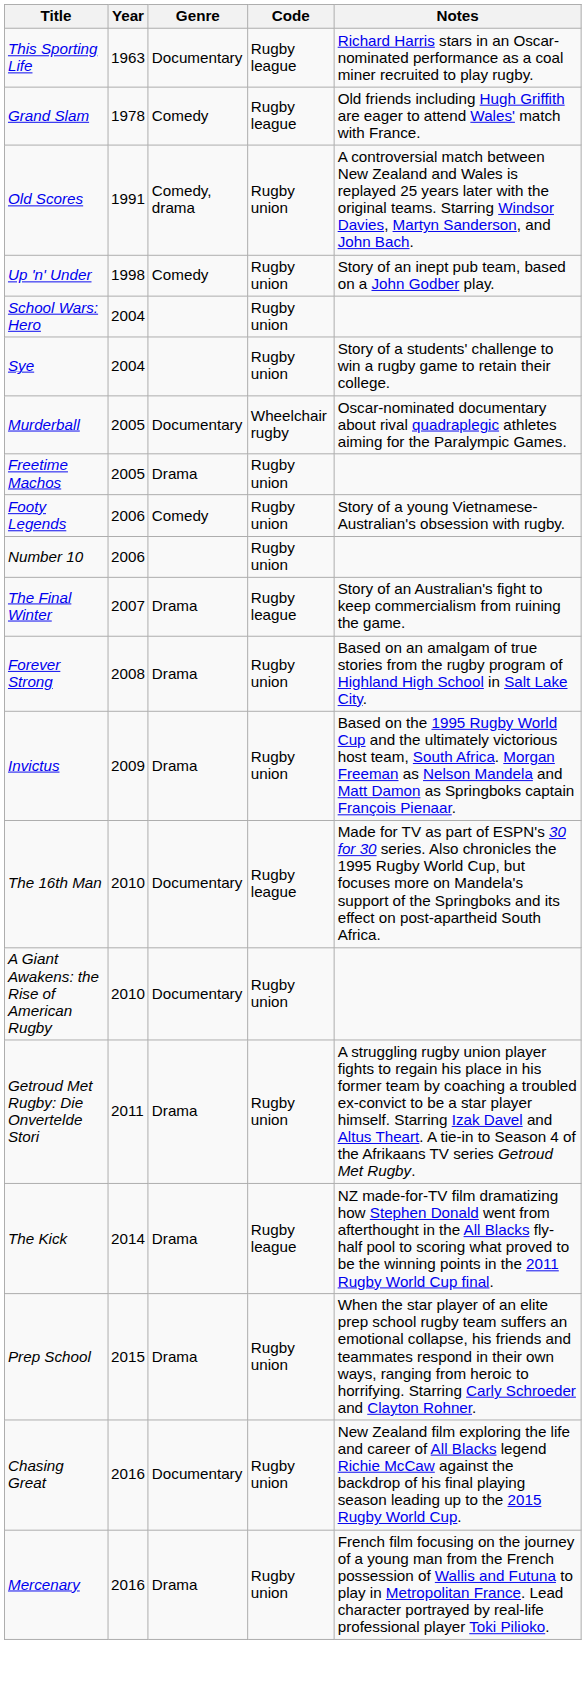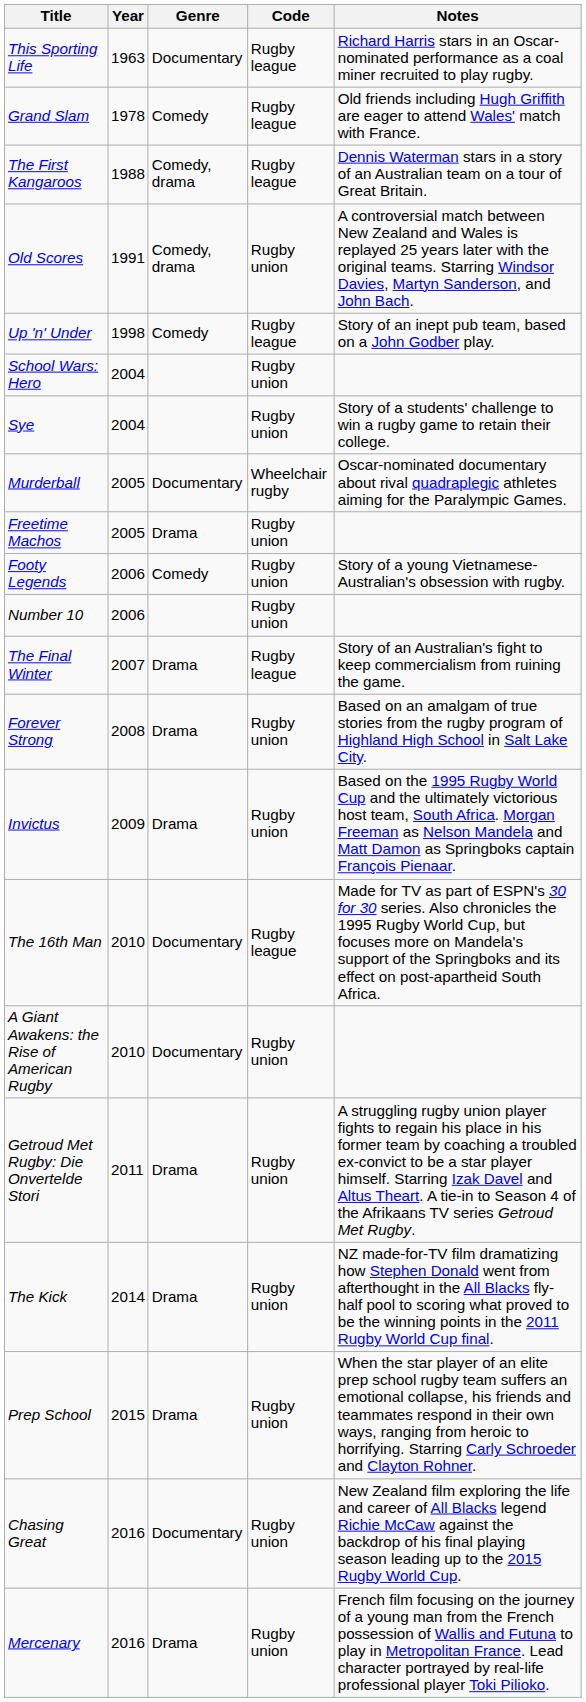+ row: (45, 174)
(273, 275) Rugby union -> (274, 333) Rugby league
(274, 1238) Rugby league -> (273, 1296) Rugby union
